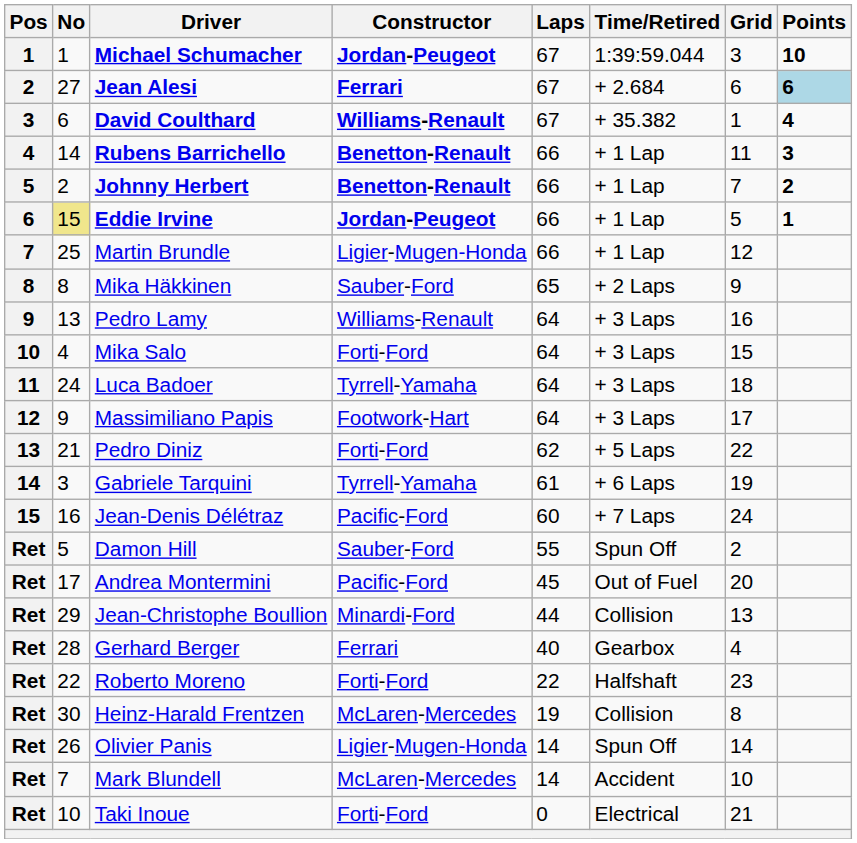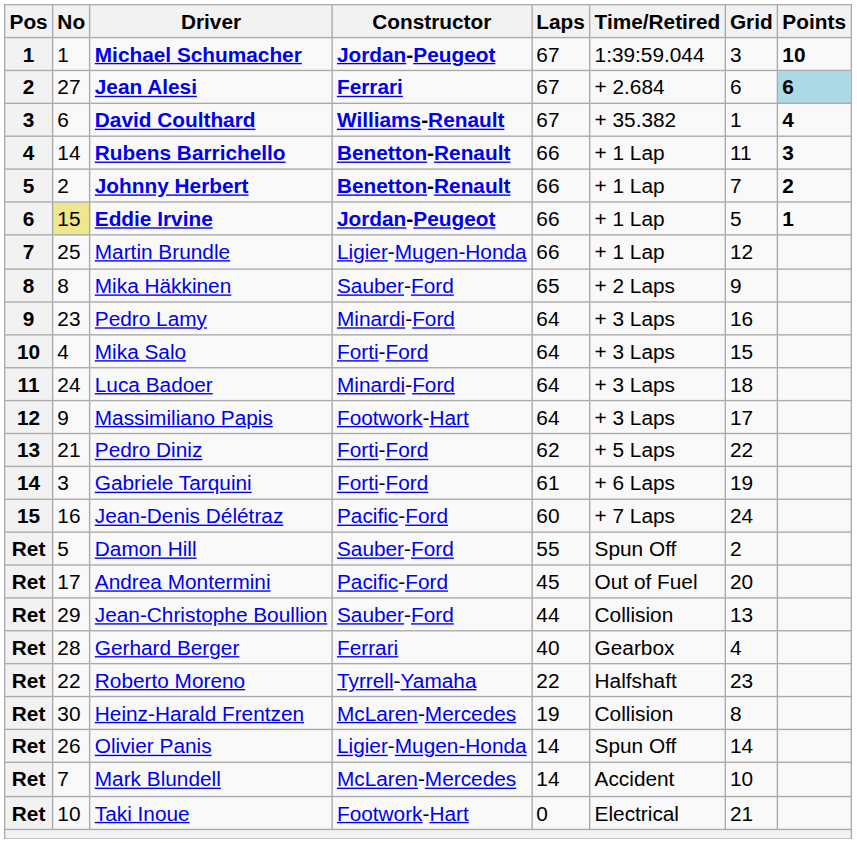(69, 318) 13 -> (69, 318) 23
(415, 318) Williams-Renault -> (396, 318) Minardi-Ford
(407, 384) Tyrrell-Yamaha -> (396, 384) Minardi-Ford
(407, 483) Tyrrell-Yamaha -> (383, 483) Forti-Ford
(396, 615) Minardi-Ford -> (395, 615) Sauber-Ford
(383, 681) Forti-Ford -> (407, 681) Tyrrell-Yamaha
(383, 813) Forti-Ford -> (403, 813) Footwork-Hart
